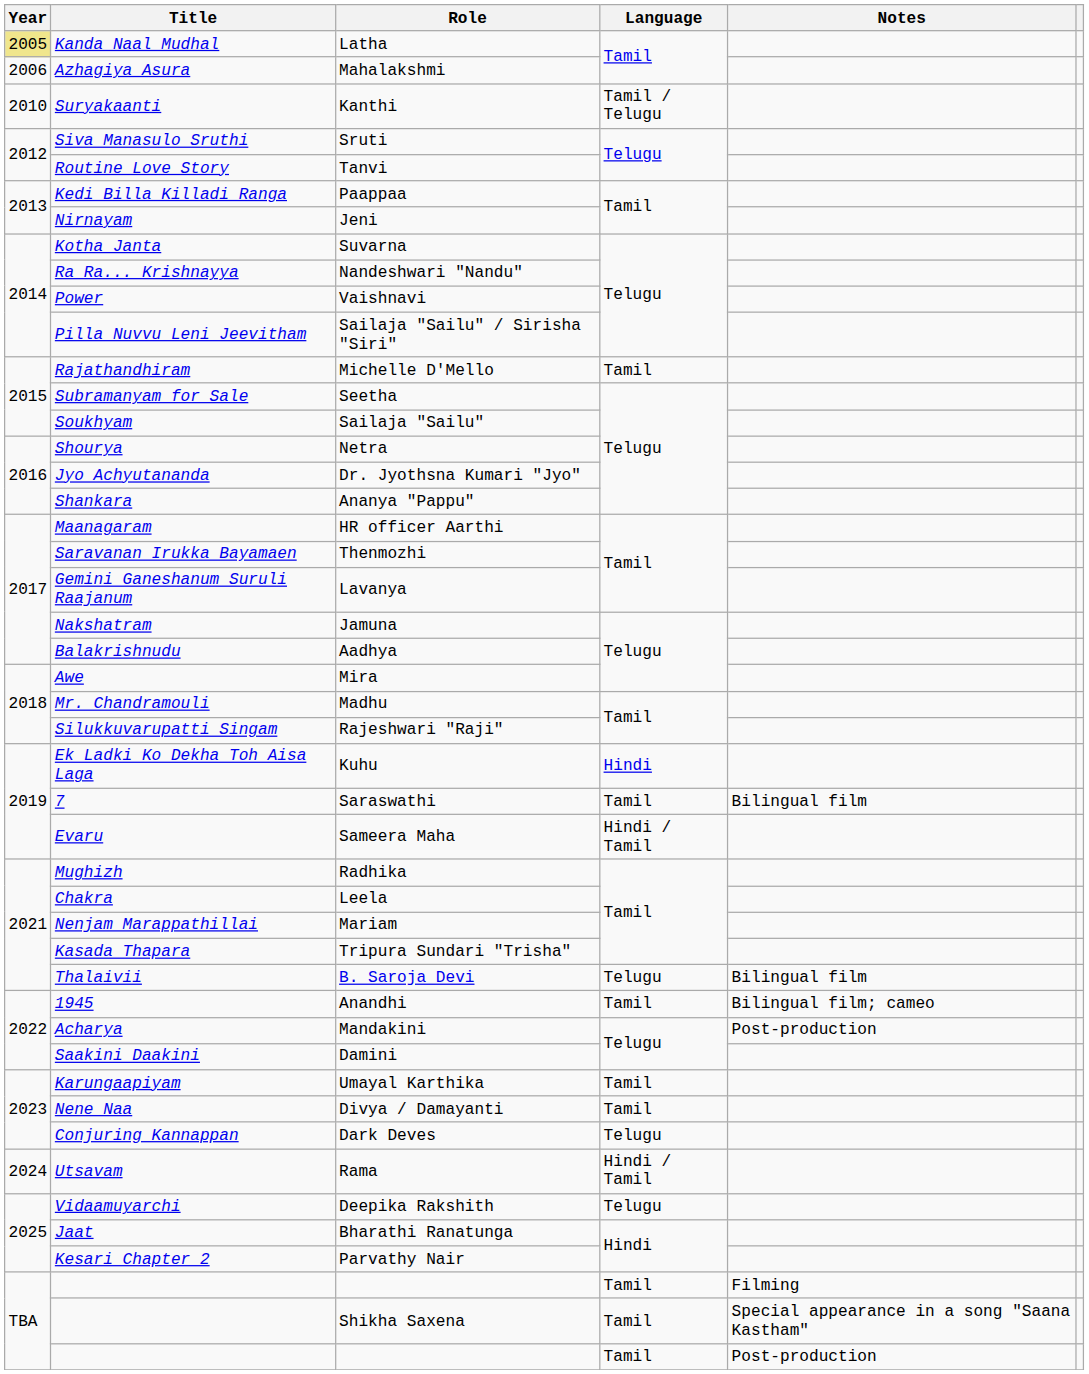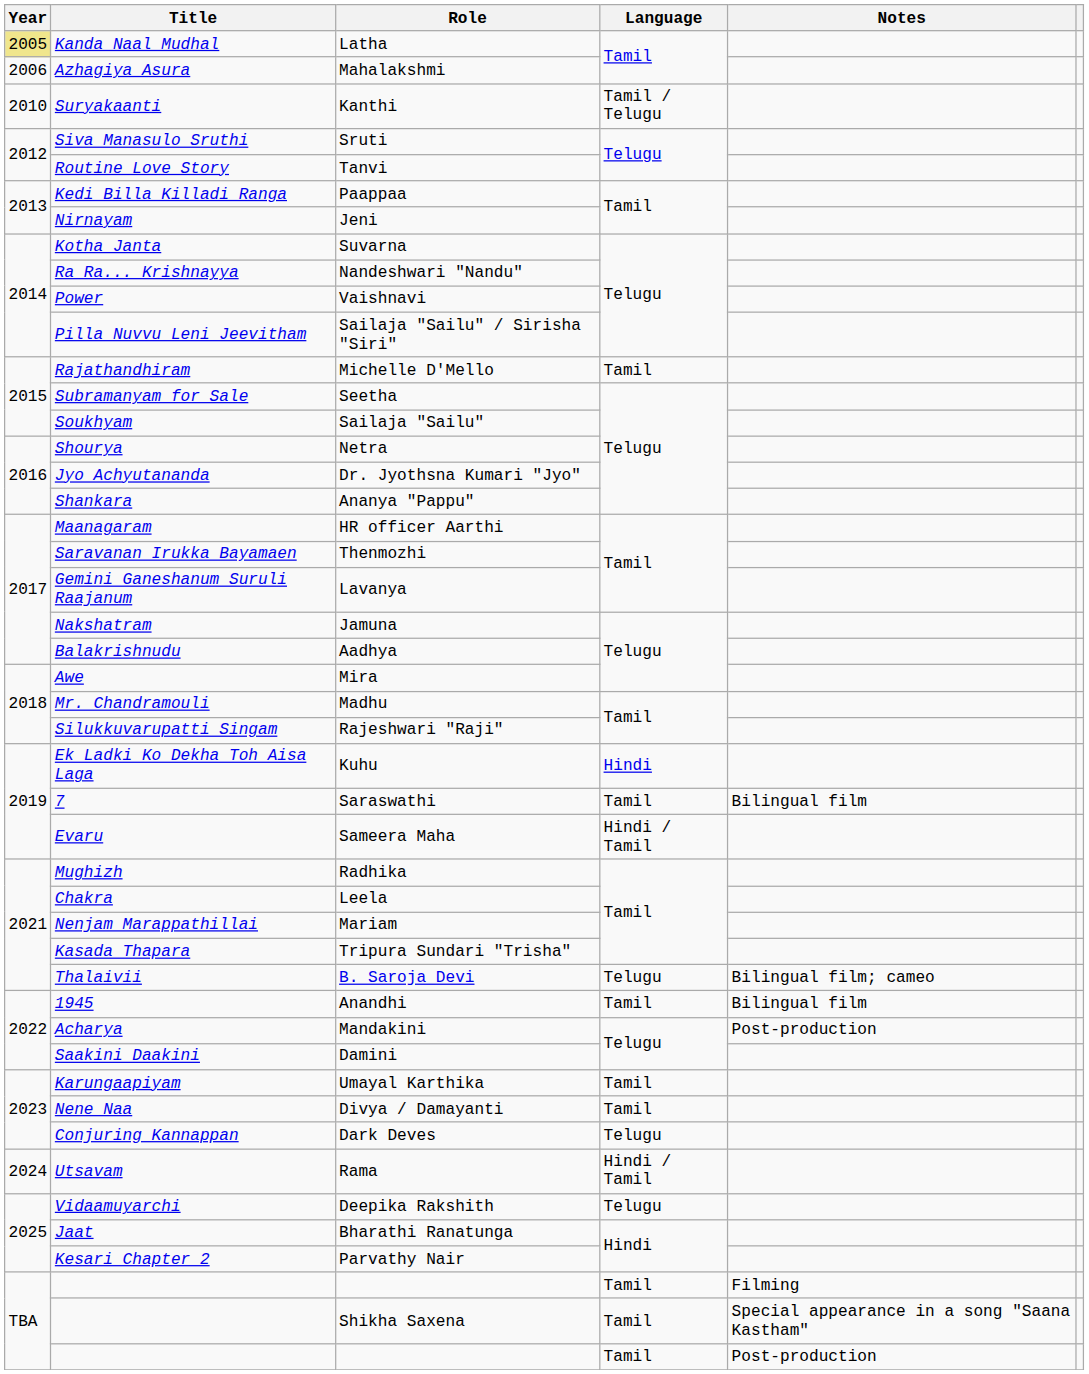(799, 978) Bilingual film -> (833, 978) Bilingual film; cameo
(833, 1004) Bilingual film; cameo -> (799, 1004) Bilingual film
